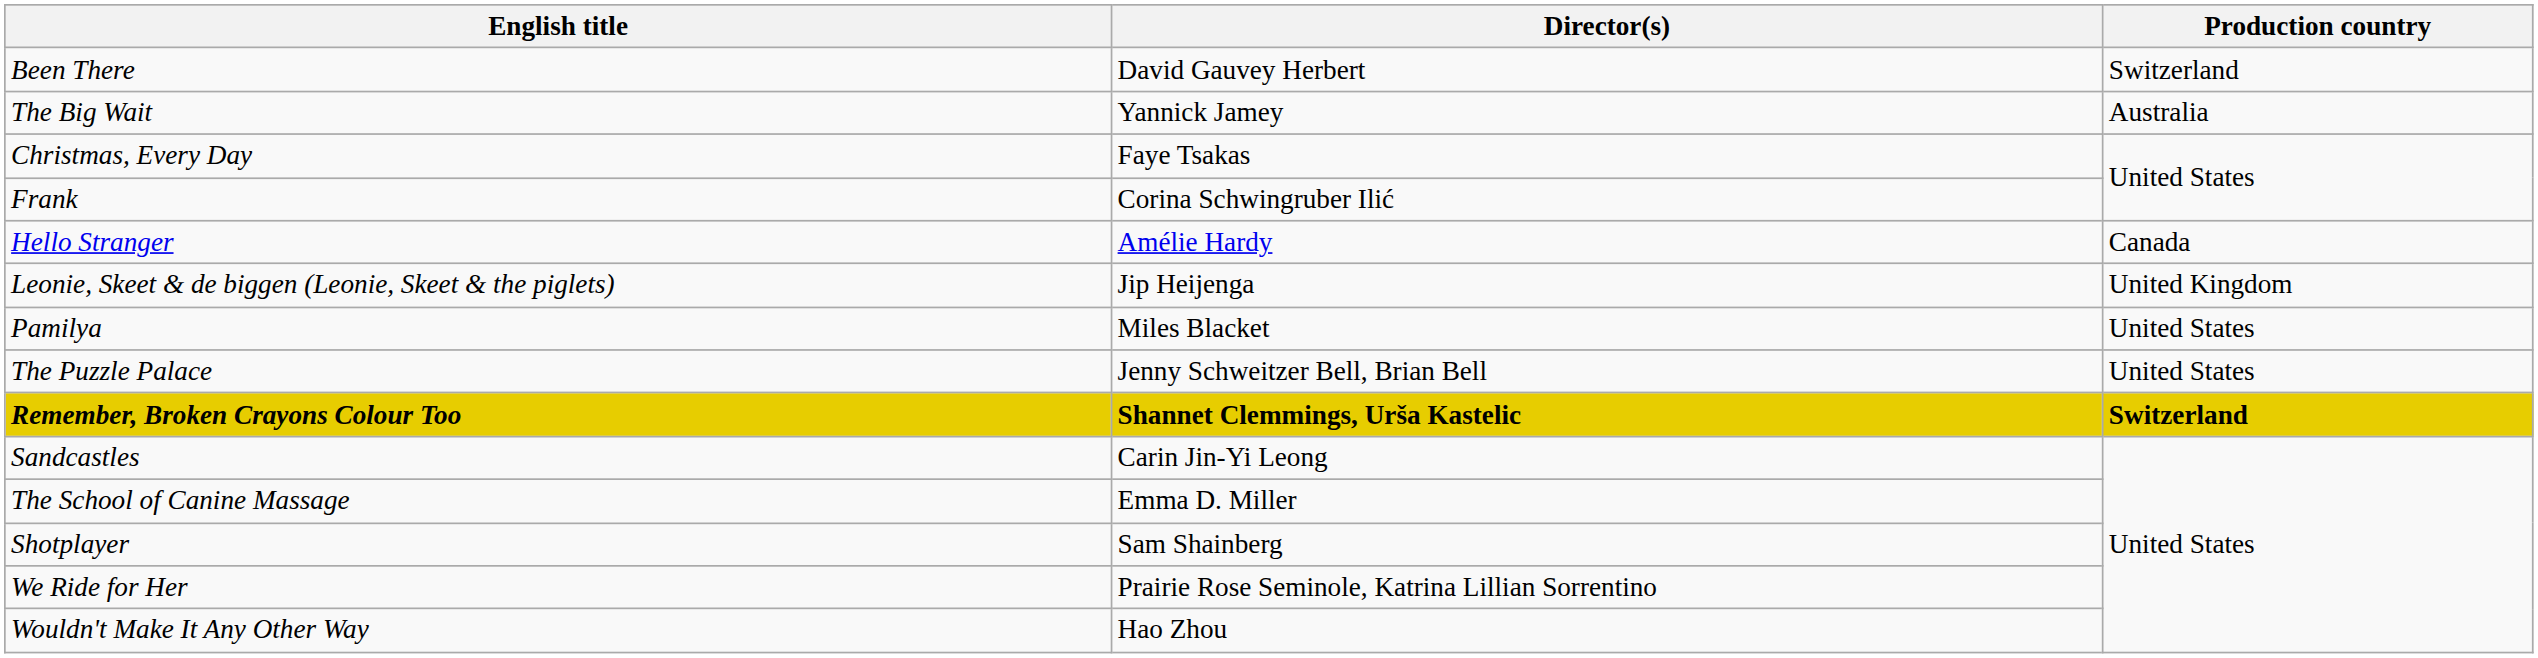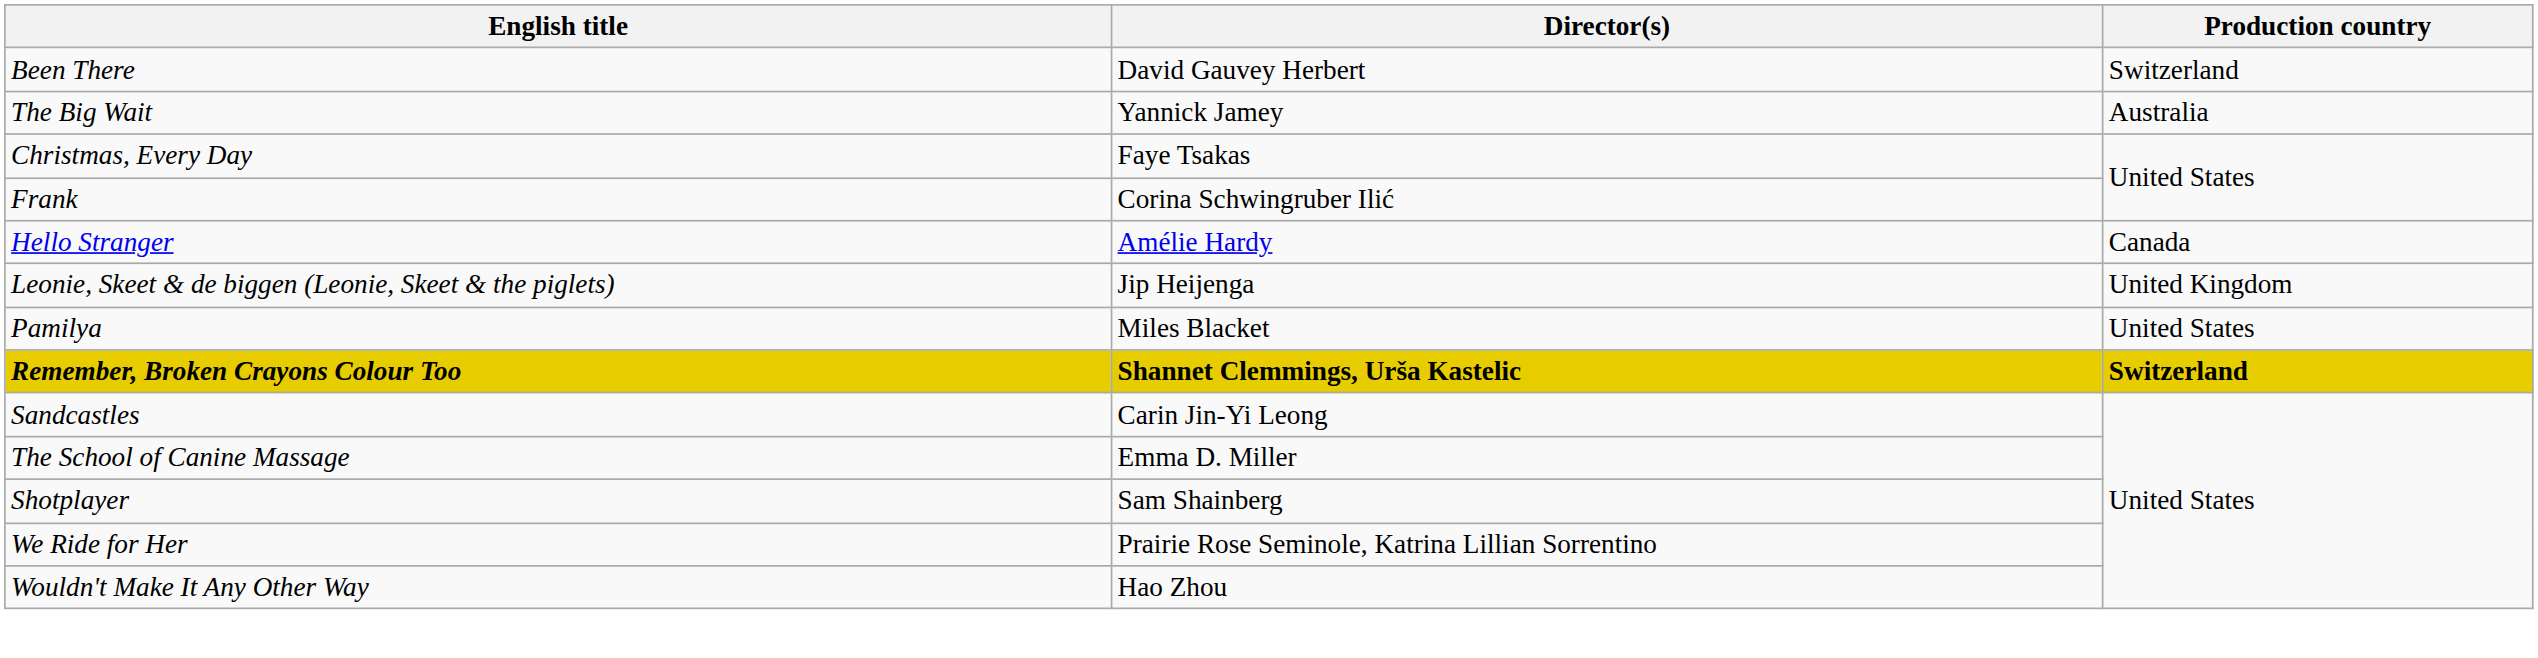- row: (112, 371)
